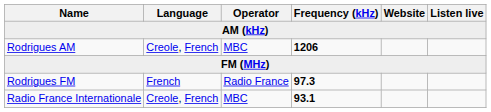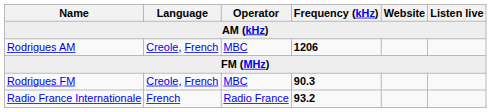(163, 81) French -> (182, 81) Creole, French
(256, 81) Radio France -> (236, 81) MBC
(304, 81) 97.3 -> (304, 81) 90.3
(182, 98) Creole, French -> (163, 98) French
(236, 98) MBC -> (256, 98) Radio France
(304, 98) 93.1 -> (304, 98) 93.2
